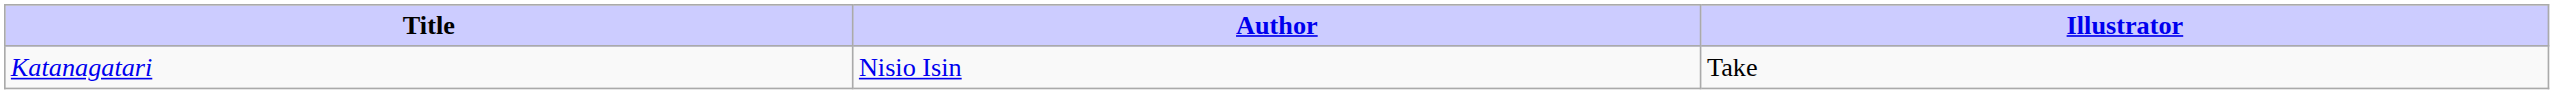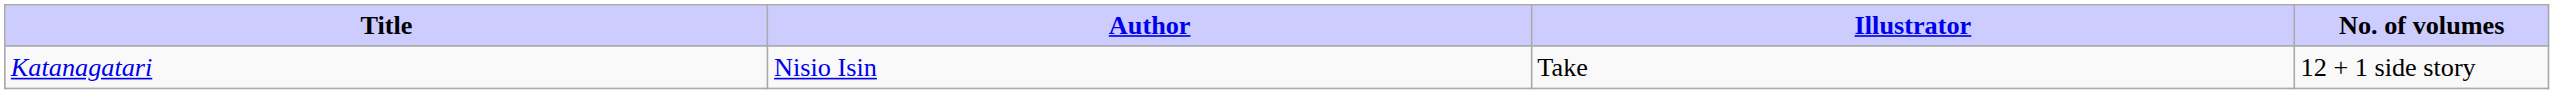+ column: (2422, 25)
